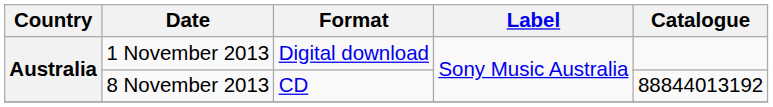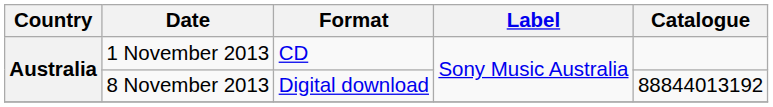(354, 53) Digital download -> (293, 53) CD
(293, 85) CD -> (354, 85) Digital download
